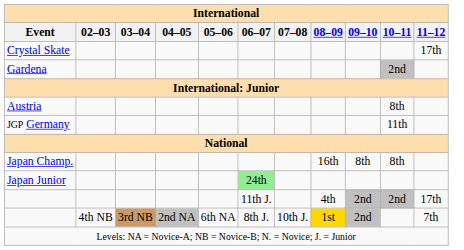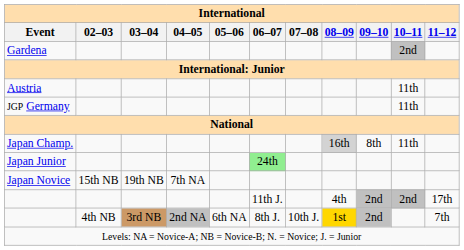- row: (38, 50)
(397, 106) 8th -> (408, 87) 11th
(328, 161) no background -> (339, 143) lightgrey background
(397, 161) 8th -> (408, 143) 11th
+ row: (39, 180)
